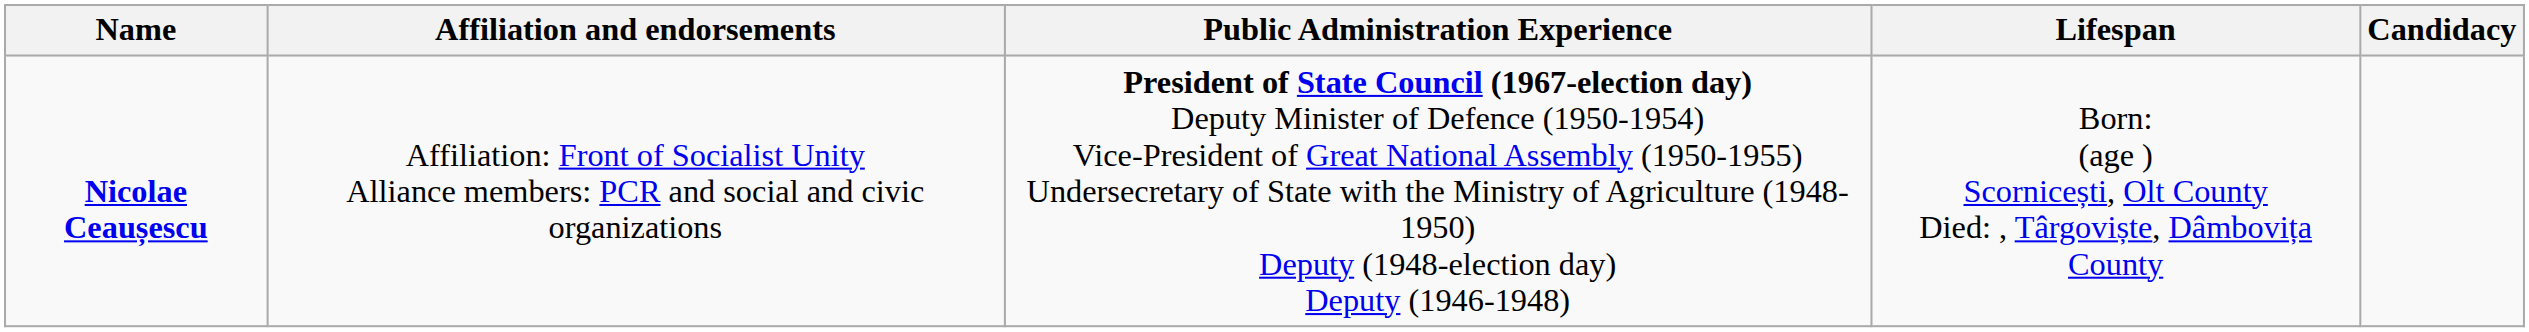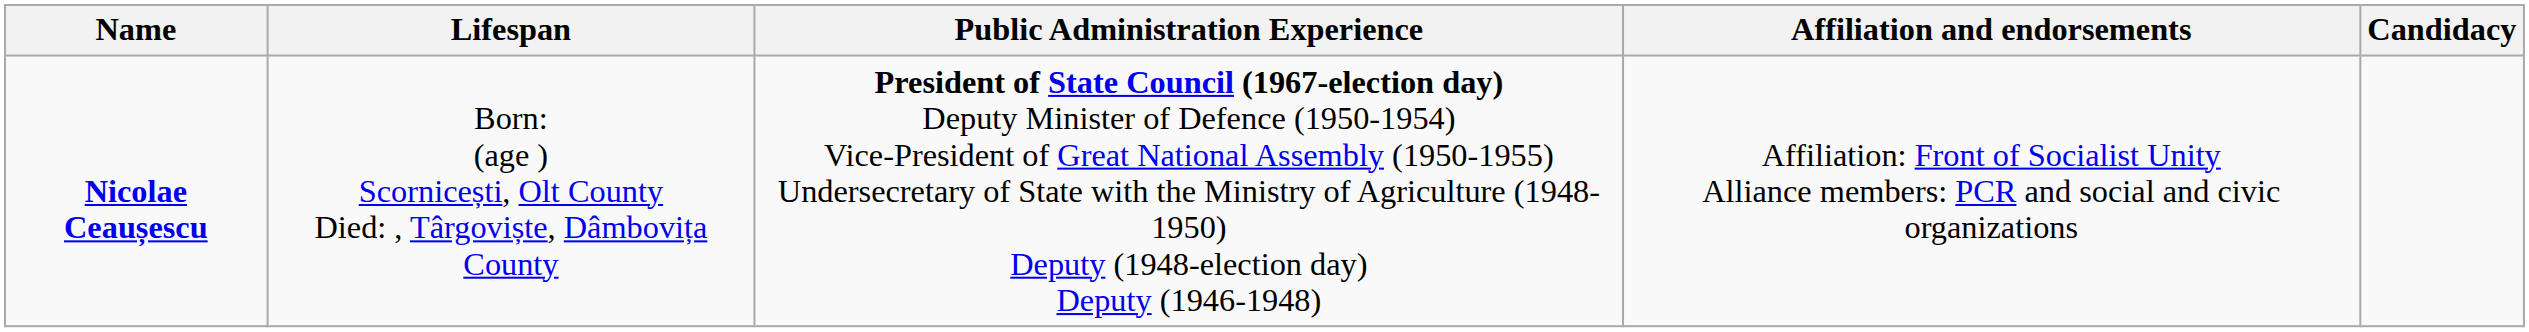columns swapped: (2116, 30) <-> (635, 30)
